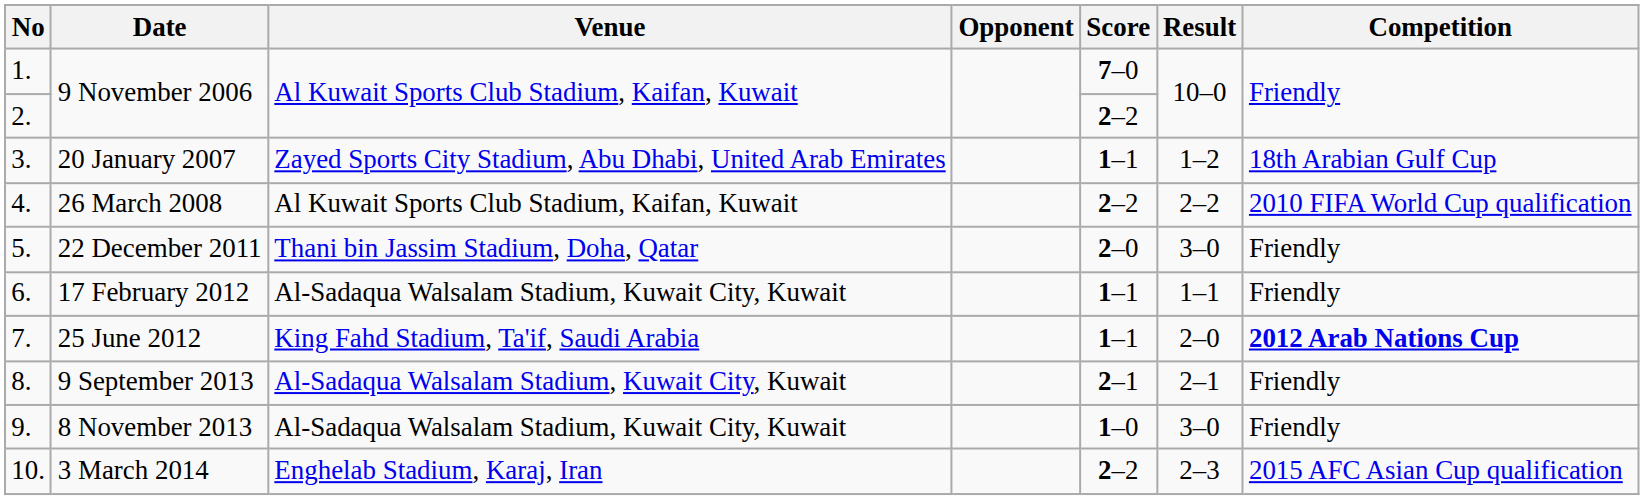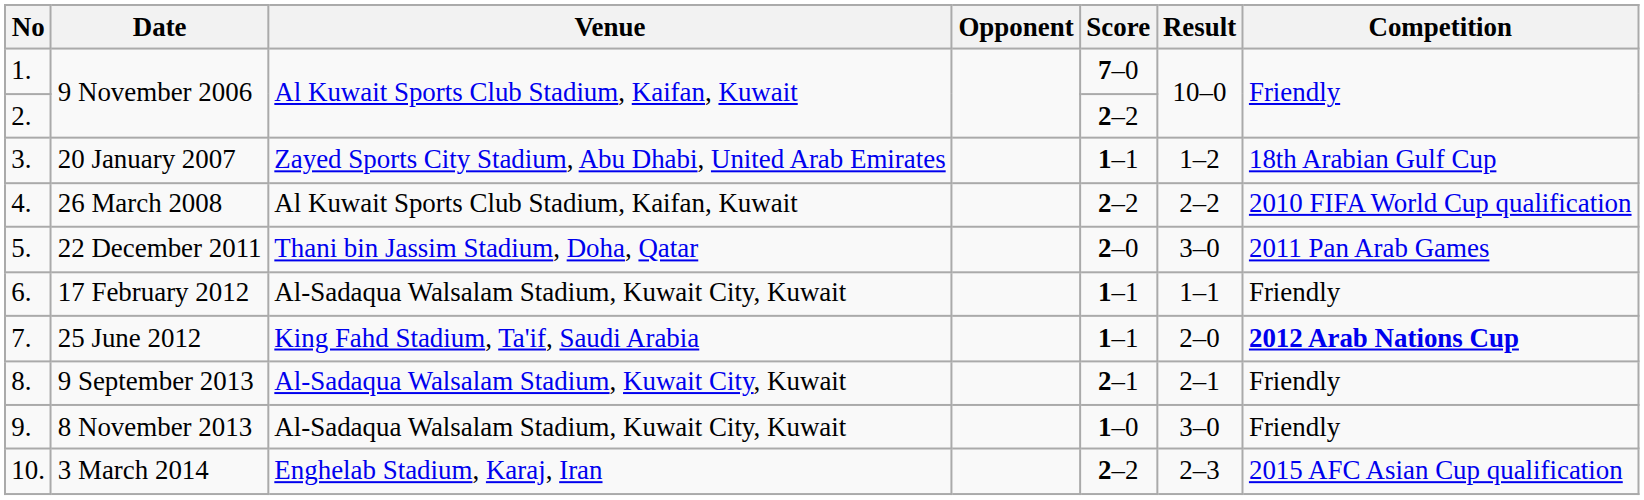(1295, 248) Friendly -> (1369, 248) 2011 Pan Arab Games
